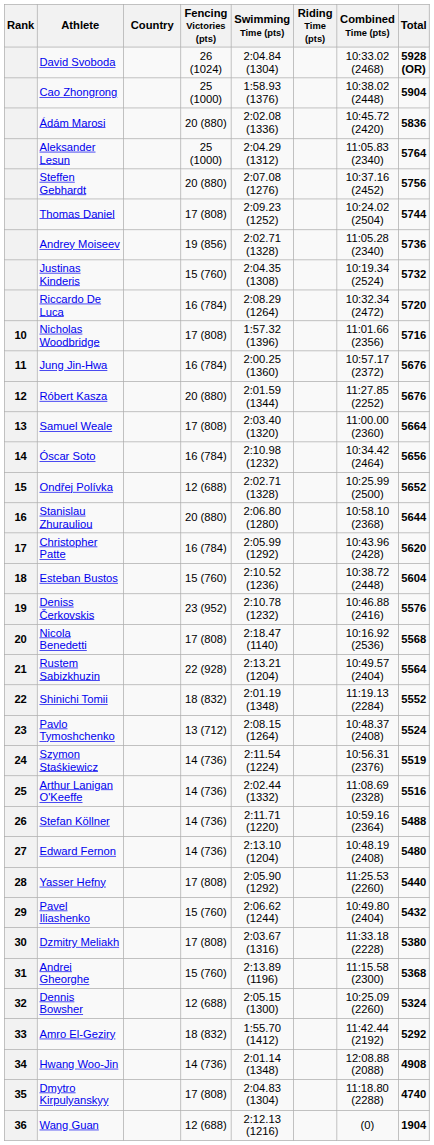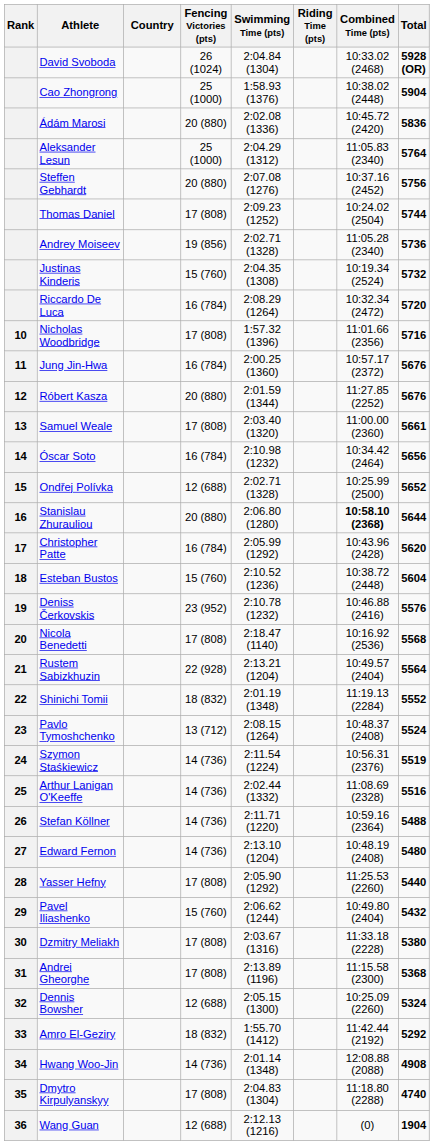(414, 426) 5664 -> (414, 426) 5661
(367, 518) normal -> (367, 518) bold
(206, 973) 15 (760) -> (206, 973) 17 (808)
